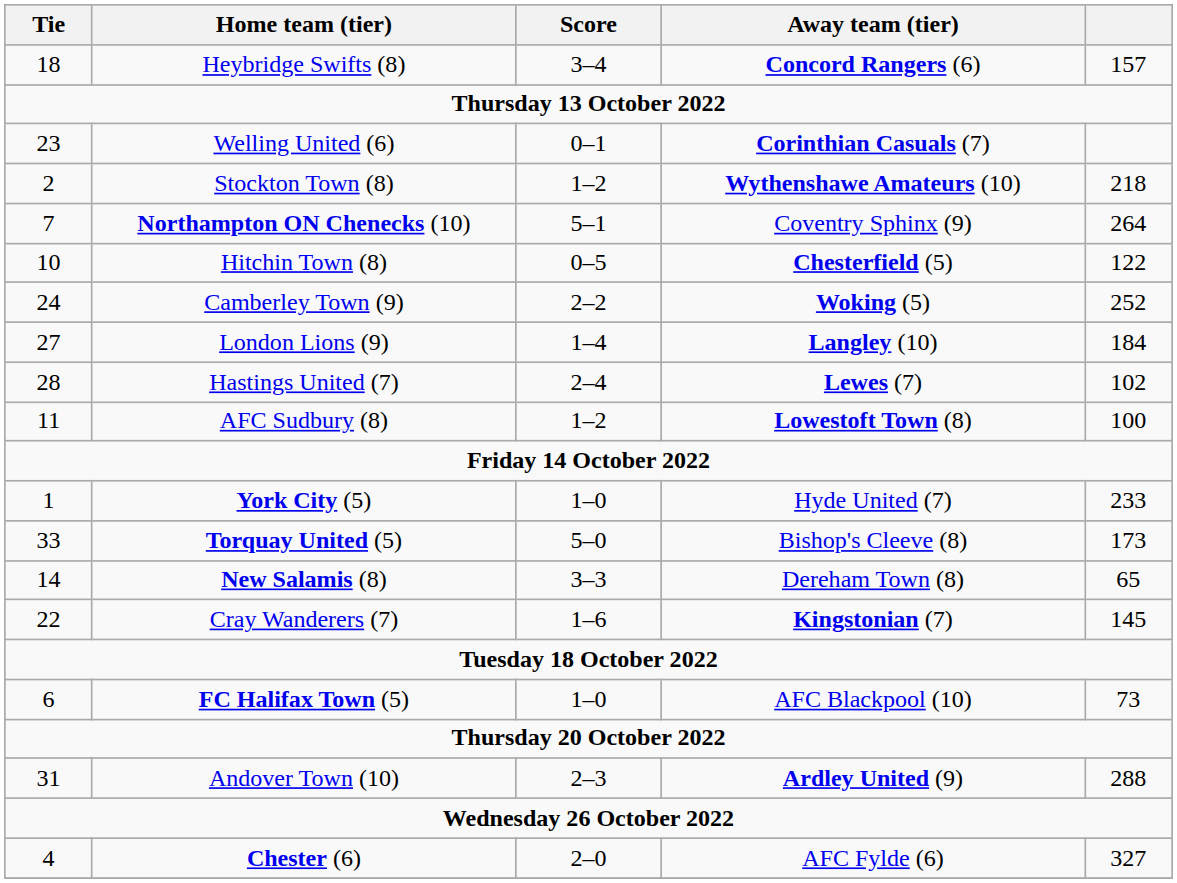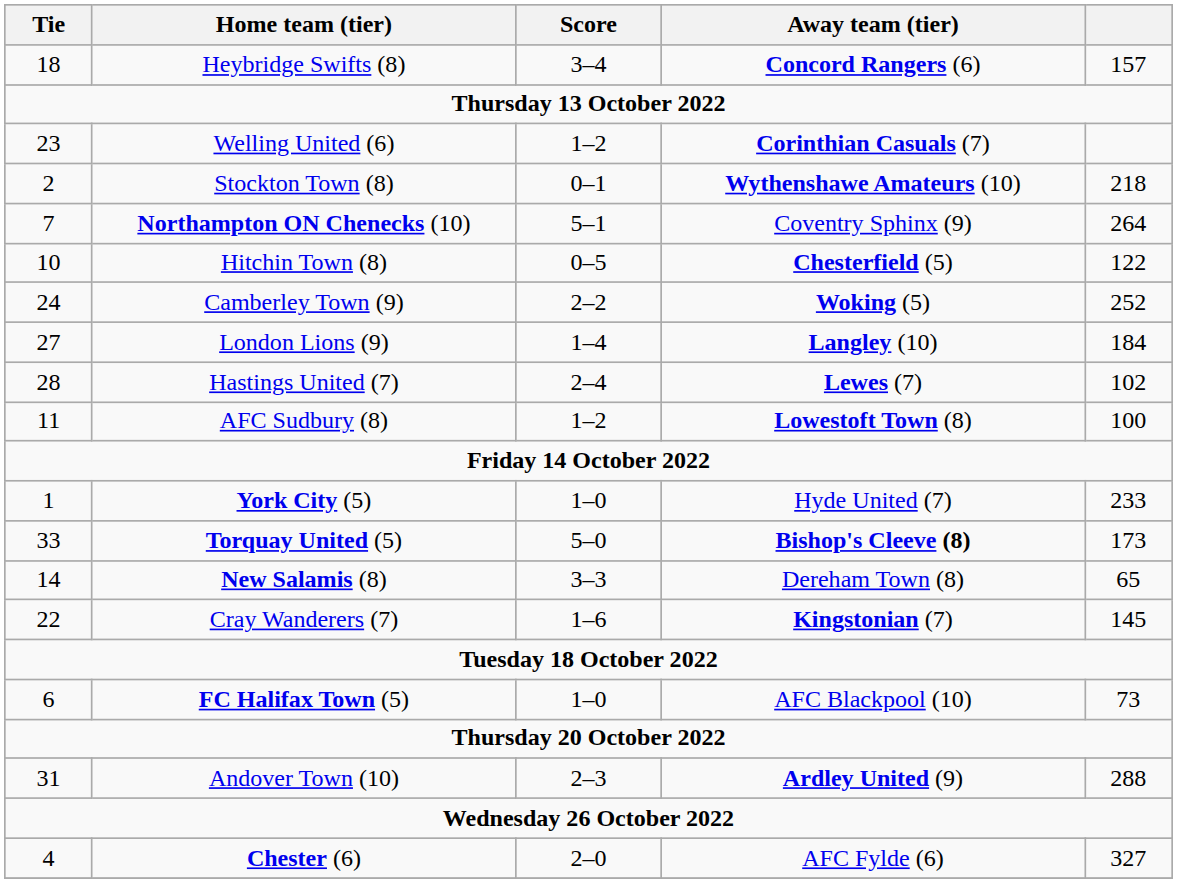(588, 143) 0–1 -> (588, 143) 1–2
(588, 183) 1–2 -> (588, 183) 0–1
(873, 540) normal -> (873, 540) bold
